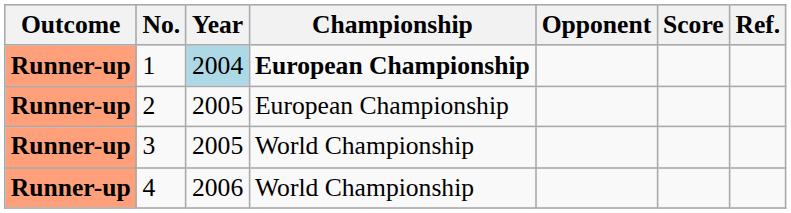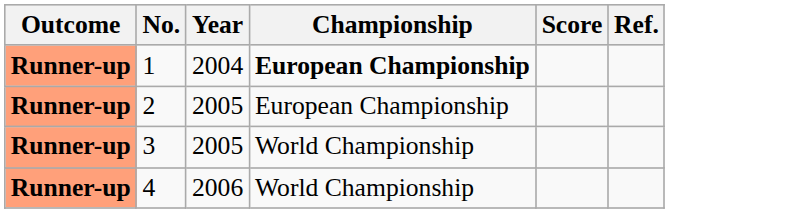- column: (596, 24)
(218, 65) lightblue background -> (218, 65) no background
